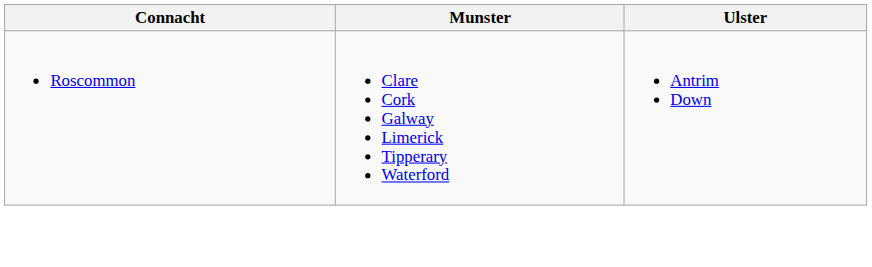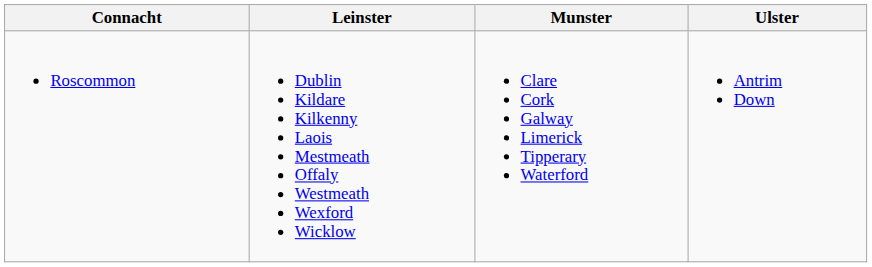+ column: (362, 17)
